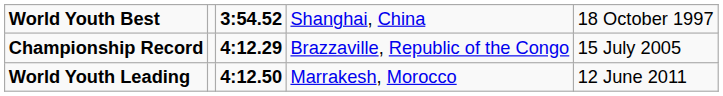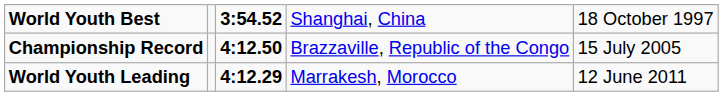(251, 47) 4:12.29 -> (251, 47) 4:12.50
(251, 76) 4:12.50 -> (251, 76) 4:12.29
